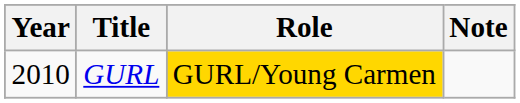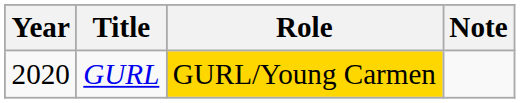(41, 73) 2010 -> (41, 73) 2020
